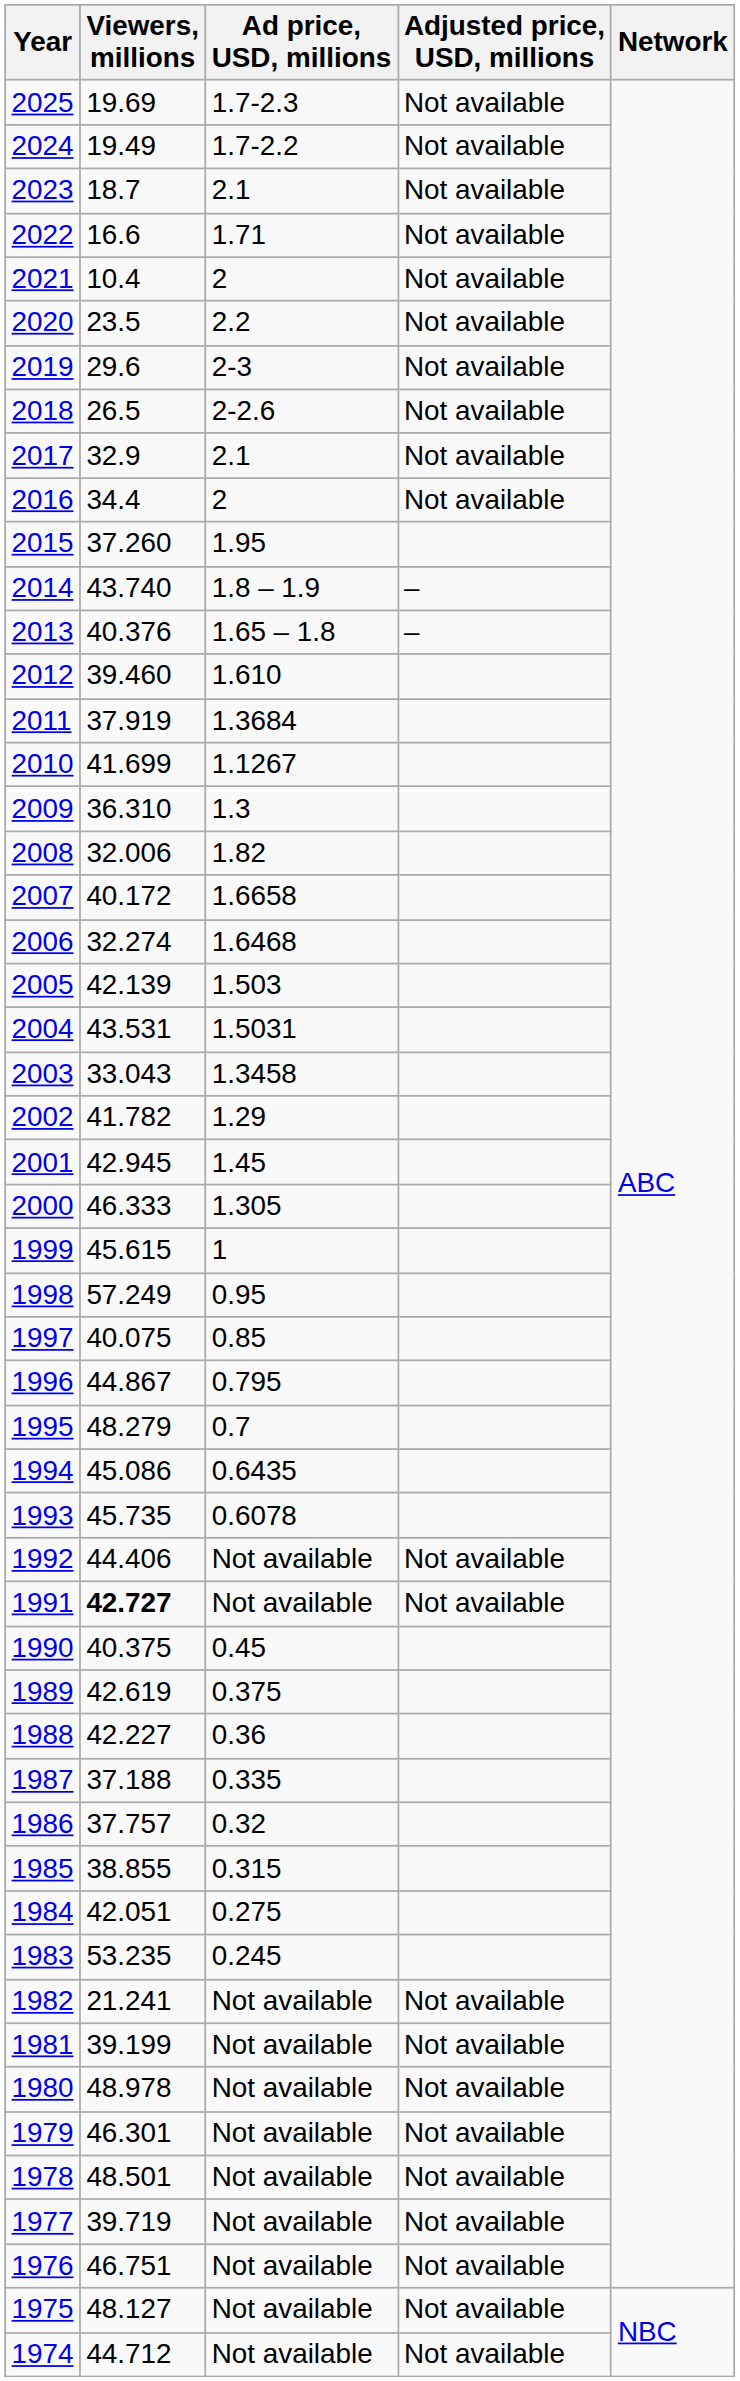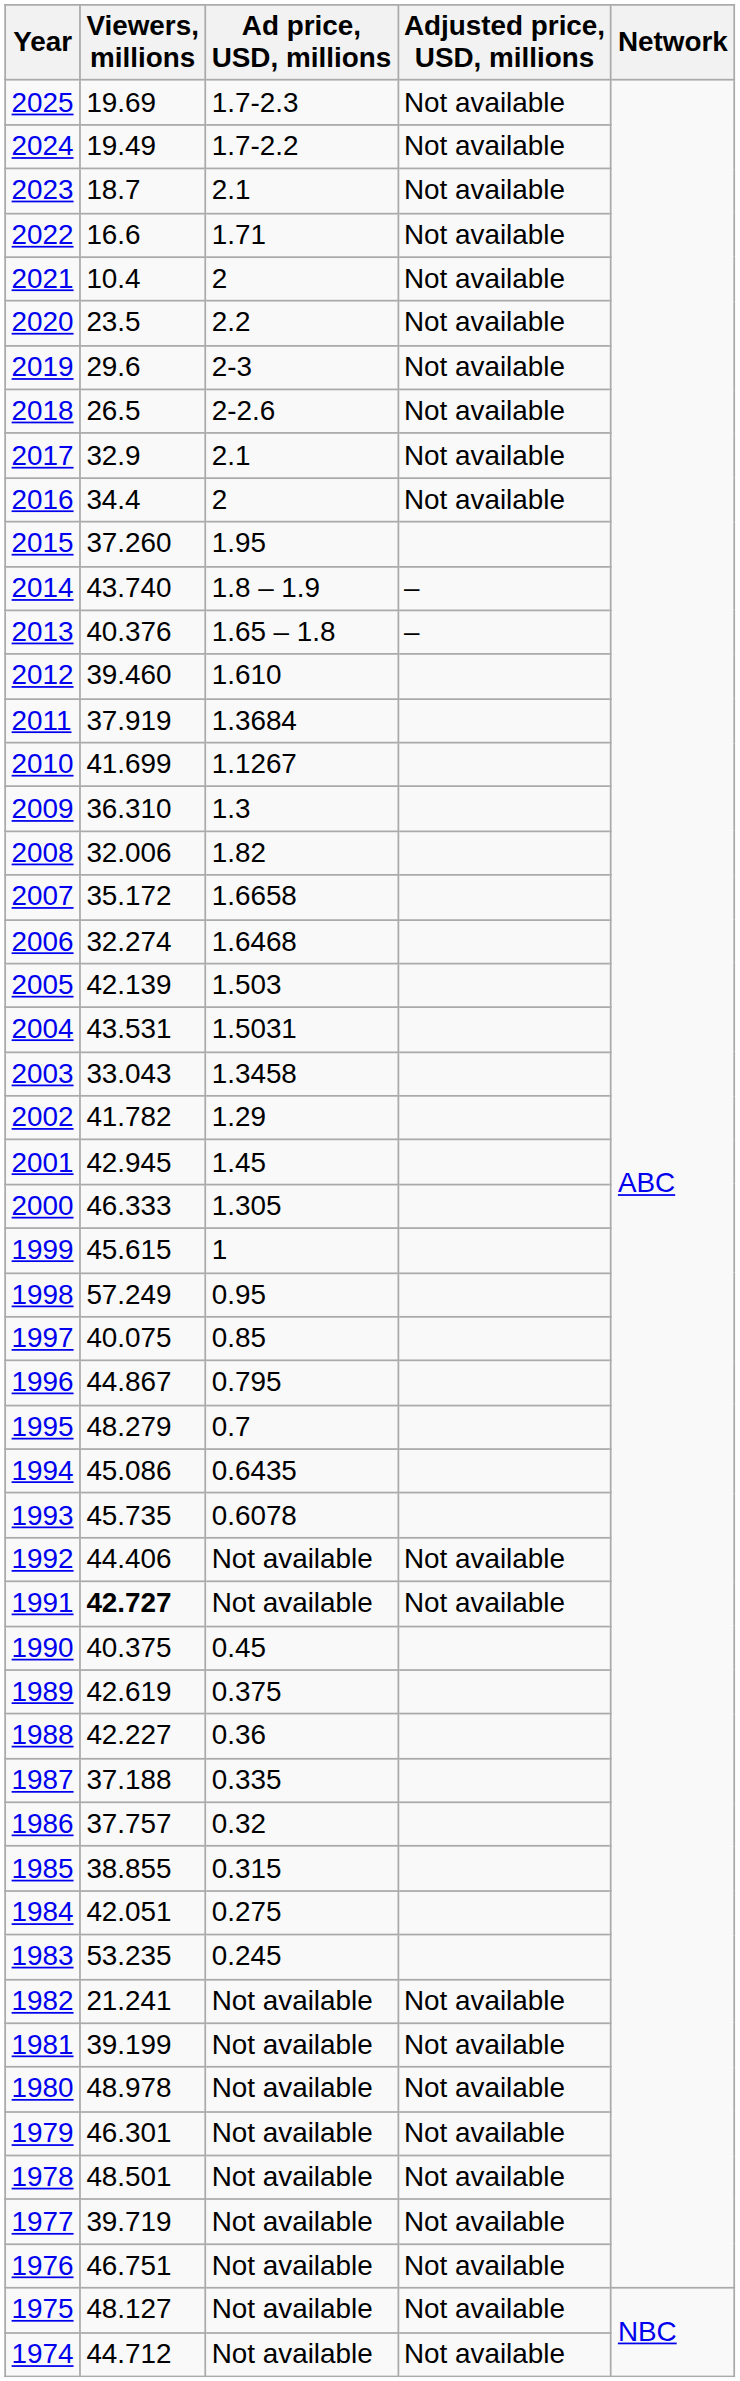(129, 896) 40.172 -> (129, 896) 35.172
